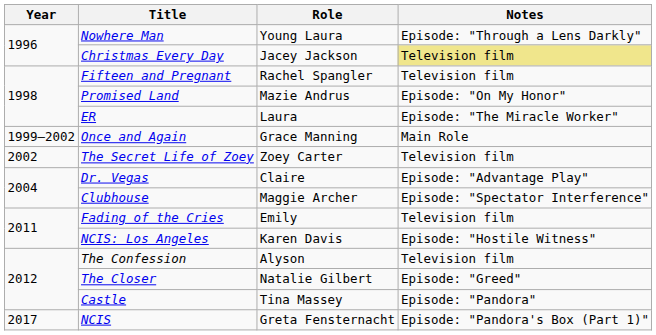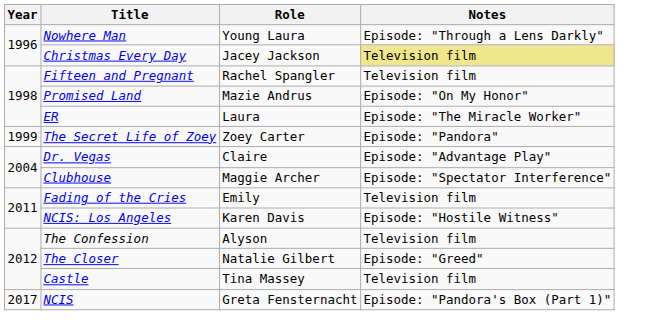- row: (134, 137)
(22, 157) 2002 -> (22, 137) 1999
(457, 157) Television film -> (431, 137) Episode: "Pandora"
(469, 299) Episode: "Pandora" -> (420, 279) Television film
